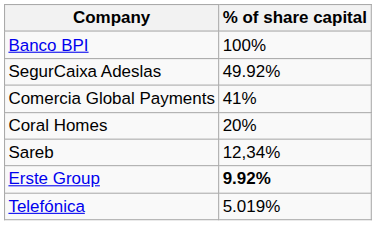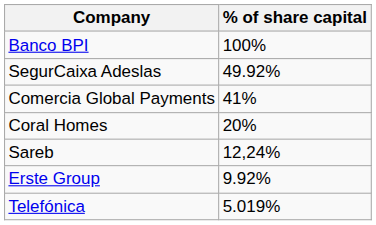(251, 152) 12,34% -> (251, 152) 12,24%
(247, 179) bold -> (247, 179) normal
